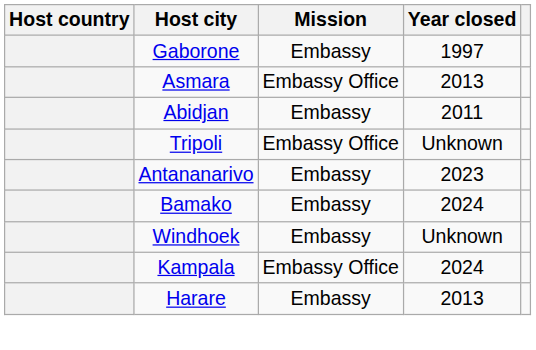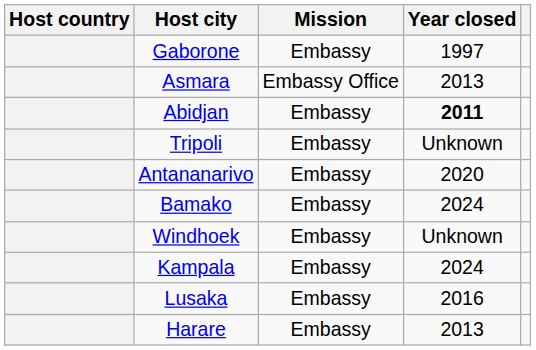(462, 112) normal -> (462, 112) bold
(331, 143) Embassy Office -> (331, 143) Embassy
(462, 174) 2023 -> (462, 174) 2020
(331, 267) Embassy Office -> (331, 267) Embassy
+ row: (196, 298)
